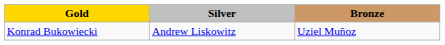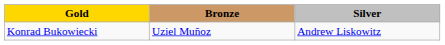columns swapped: (222, 13) <-> (367, 13)
